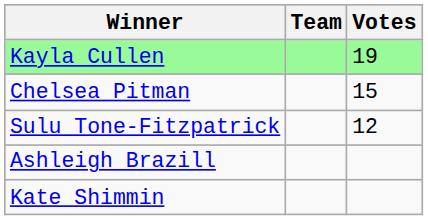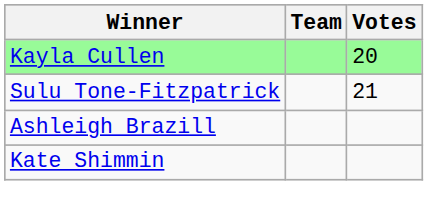(365, 57) 19 -> (365, 57) 20
- row: (100, 92)
(365, 127) 12 -> (365, 92) 21
